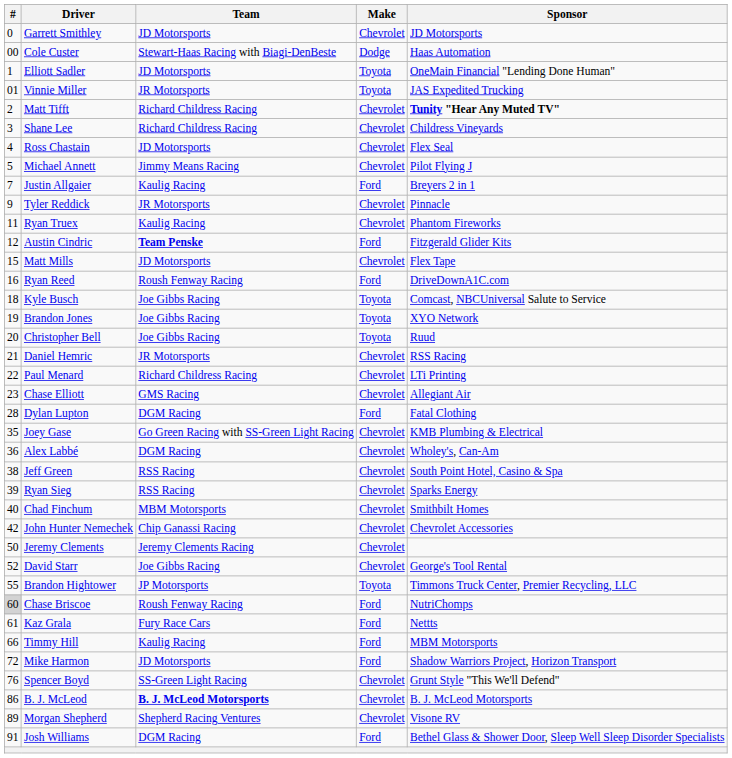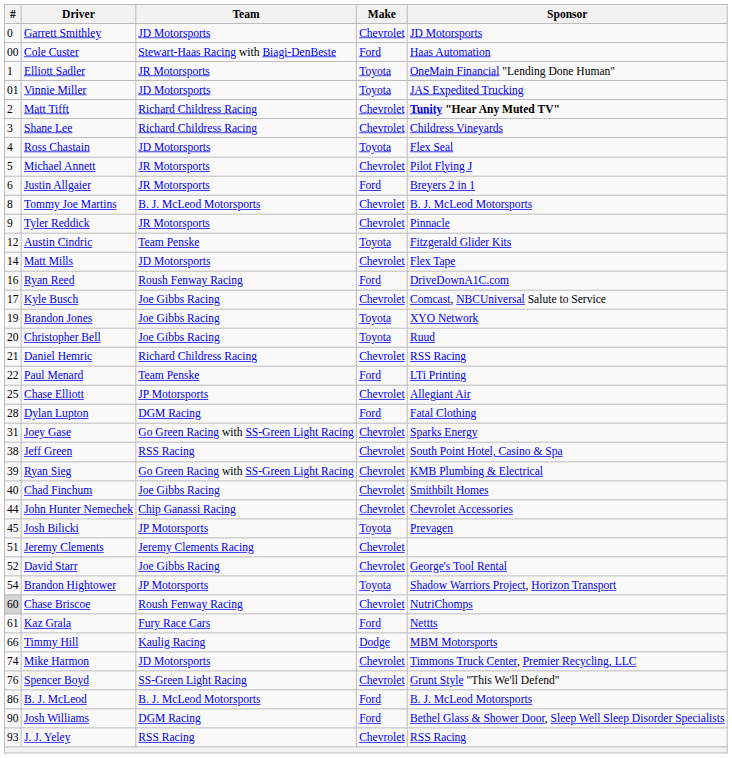(375, 52) Dodge -> (370, 52) Ford
(174, 71) JD Motorsports -> (174, 71) JR Motorsports
(174, 90) JR Motorsports -> (174, 90) JD Motorsports
(382, 147) Chevrolet -> (375, 147) Toyota
(189, 166) Jimmy Means Racing -> (174, 166) JR Motorsports
(10, 185) 7 -> (10, 185) 6
(172, 185) Kaulig Racing -> (174, 185) JR Motorsports
+ row: (70, 204)
- row: (51, 223)
(171, 242) bold -> (169, 242) normal
(370, 242) Ford -> (375, 242) Toyota
(13, 261) 15 -> (13, 261) 14
(13, 299) 18 -> (13, 299) 17
(375, 299) Toyota -> (382, 299) Chevrolet
(174, 357) JR Motorsports -> (198, 357) Richard Childress Racing
(198, 376) Richard Childress Racing -> (169, 376) Team Penske
(382, 376) Chevrolet -> (370, 376) Ford
(13, 395) 23 -> (13, 395) 25
(169, 395) GMS Racing -> (173, 395) JP Motorsports
(13, 433) 35 -> (13, 433) 31
(477, 433) KMB Plumbing & Electrical -> (444, 433) Sparks Energy
- row: (51, 452)
(166, 490) RSS Racing -> (246, 471) Go Green Racing with SS-Green Light Racing
(444, 490) Sparks Energy -> (477, 471) KMB Plumbing & Electrical
(182, 509) MBM Motorsports -> (179, 490) Joe Gibbs Racing
(13, 528) 42 -> (13, 509) 44
+ row: (51, 528)
(13, 547) 50 -> (13, 547) 51
(13, 585) 55 -> (13, 585) 54
(523, 585) Timmons Truck Center, Premier Recycling, LLC -> (513, 585) Shadow Warriors Project, Horizon Transport
(370, 604) Ford -> (382, 604) Chevrolet
(370, 642) Ford -> (375, 642) Dodge
(13, 661) 72 -> (13, 661) 74
(370, 661) Ford -> (382, 661) Chevrolet
(513, 661) Shadow Warriors Project, Horizon Transport -> (523, 661) Timmons Truck Center, Premier Recycling, LLC
(204, 699) bold -> (199, 699) normal
(382, 699) Chevrolet -> (370, 699) Ford
- row: (65, 718)
(13, 738) 91 -> (13, 718) 90
+ row: (47, 738)
